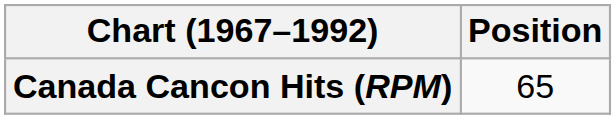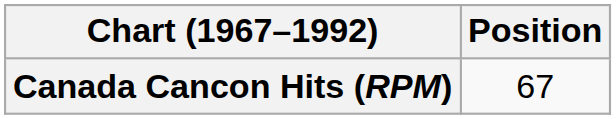(535, 85) 65 -> (535, 85) 67
